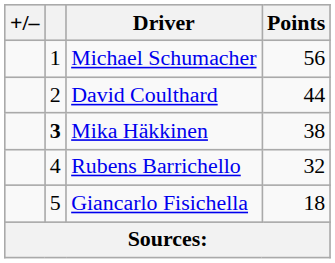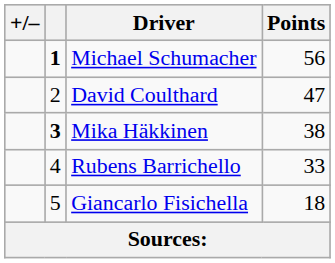(55, 58) normal -> (55, 58) bold
(314, 94) 44 -> (314, 94) 47
(314, 166) 32 -> (314, 166) 33
